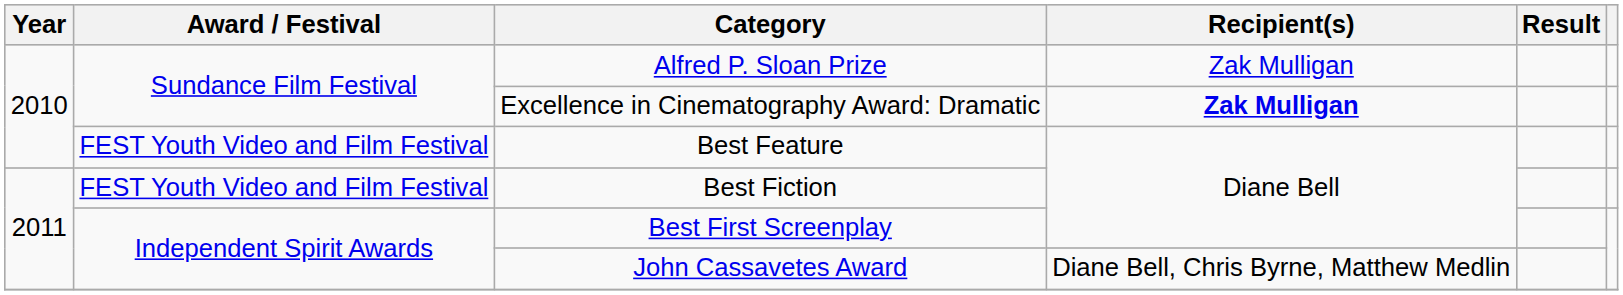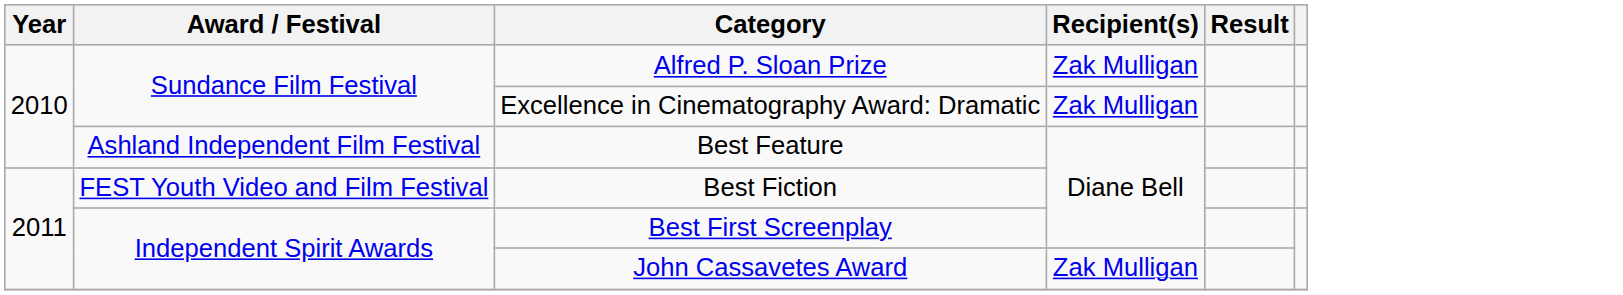(1281, 106) bold -> (1125, 106) normal
(284, 146) FEST Youth Video and Film Festival -> (284, 146) Ashland Independent Film Festival
(1281, 268) Diane Bell, Chris Byrne, Matthew Medlin -> (1125, 268) Zak Mulligan
